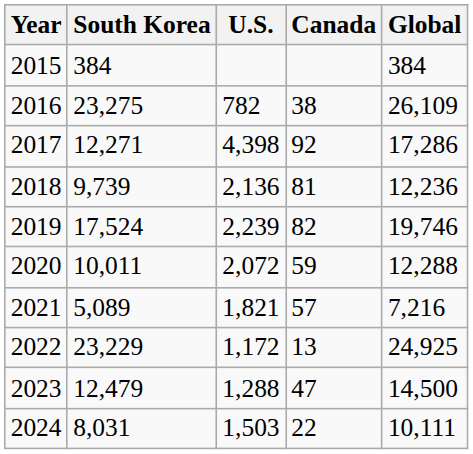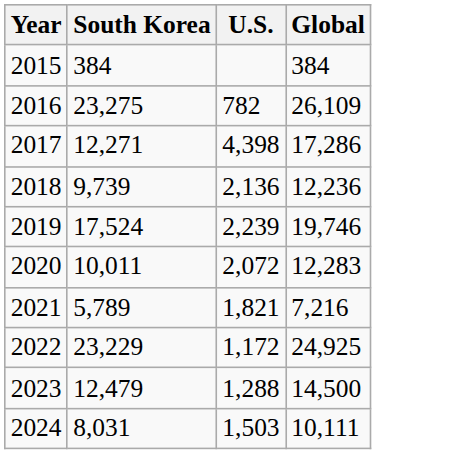- column: (334, 24)
(423, 266) 12,288 -> (326, 266) 12,283
(102, 307) 5,089 -> (102, 307) 5,789
